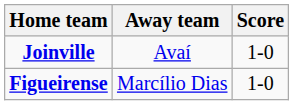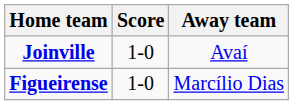columns swapped: (260, 20) <-> (172, 20)
